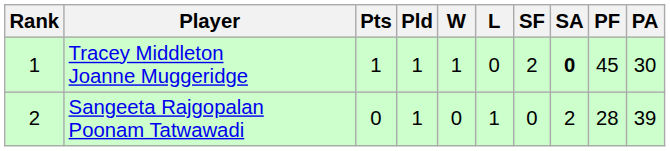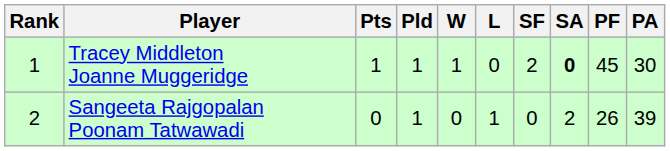(607, 119) 28 -> (607, 119) 26
